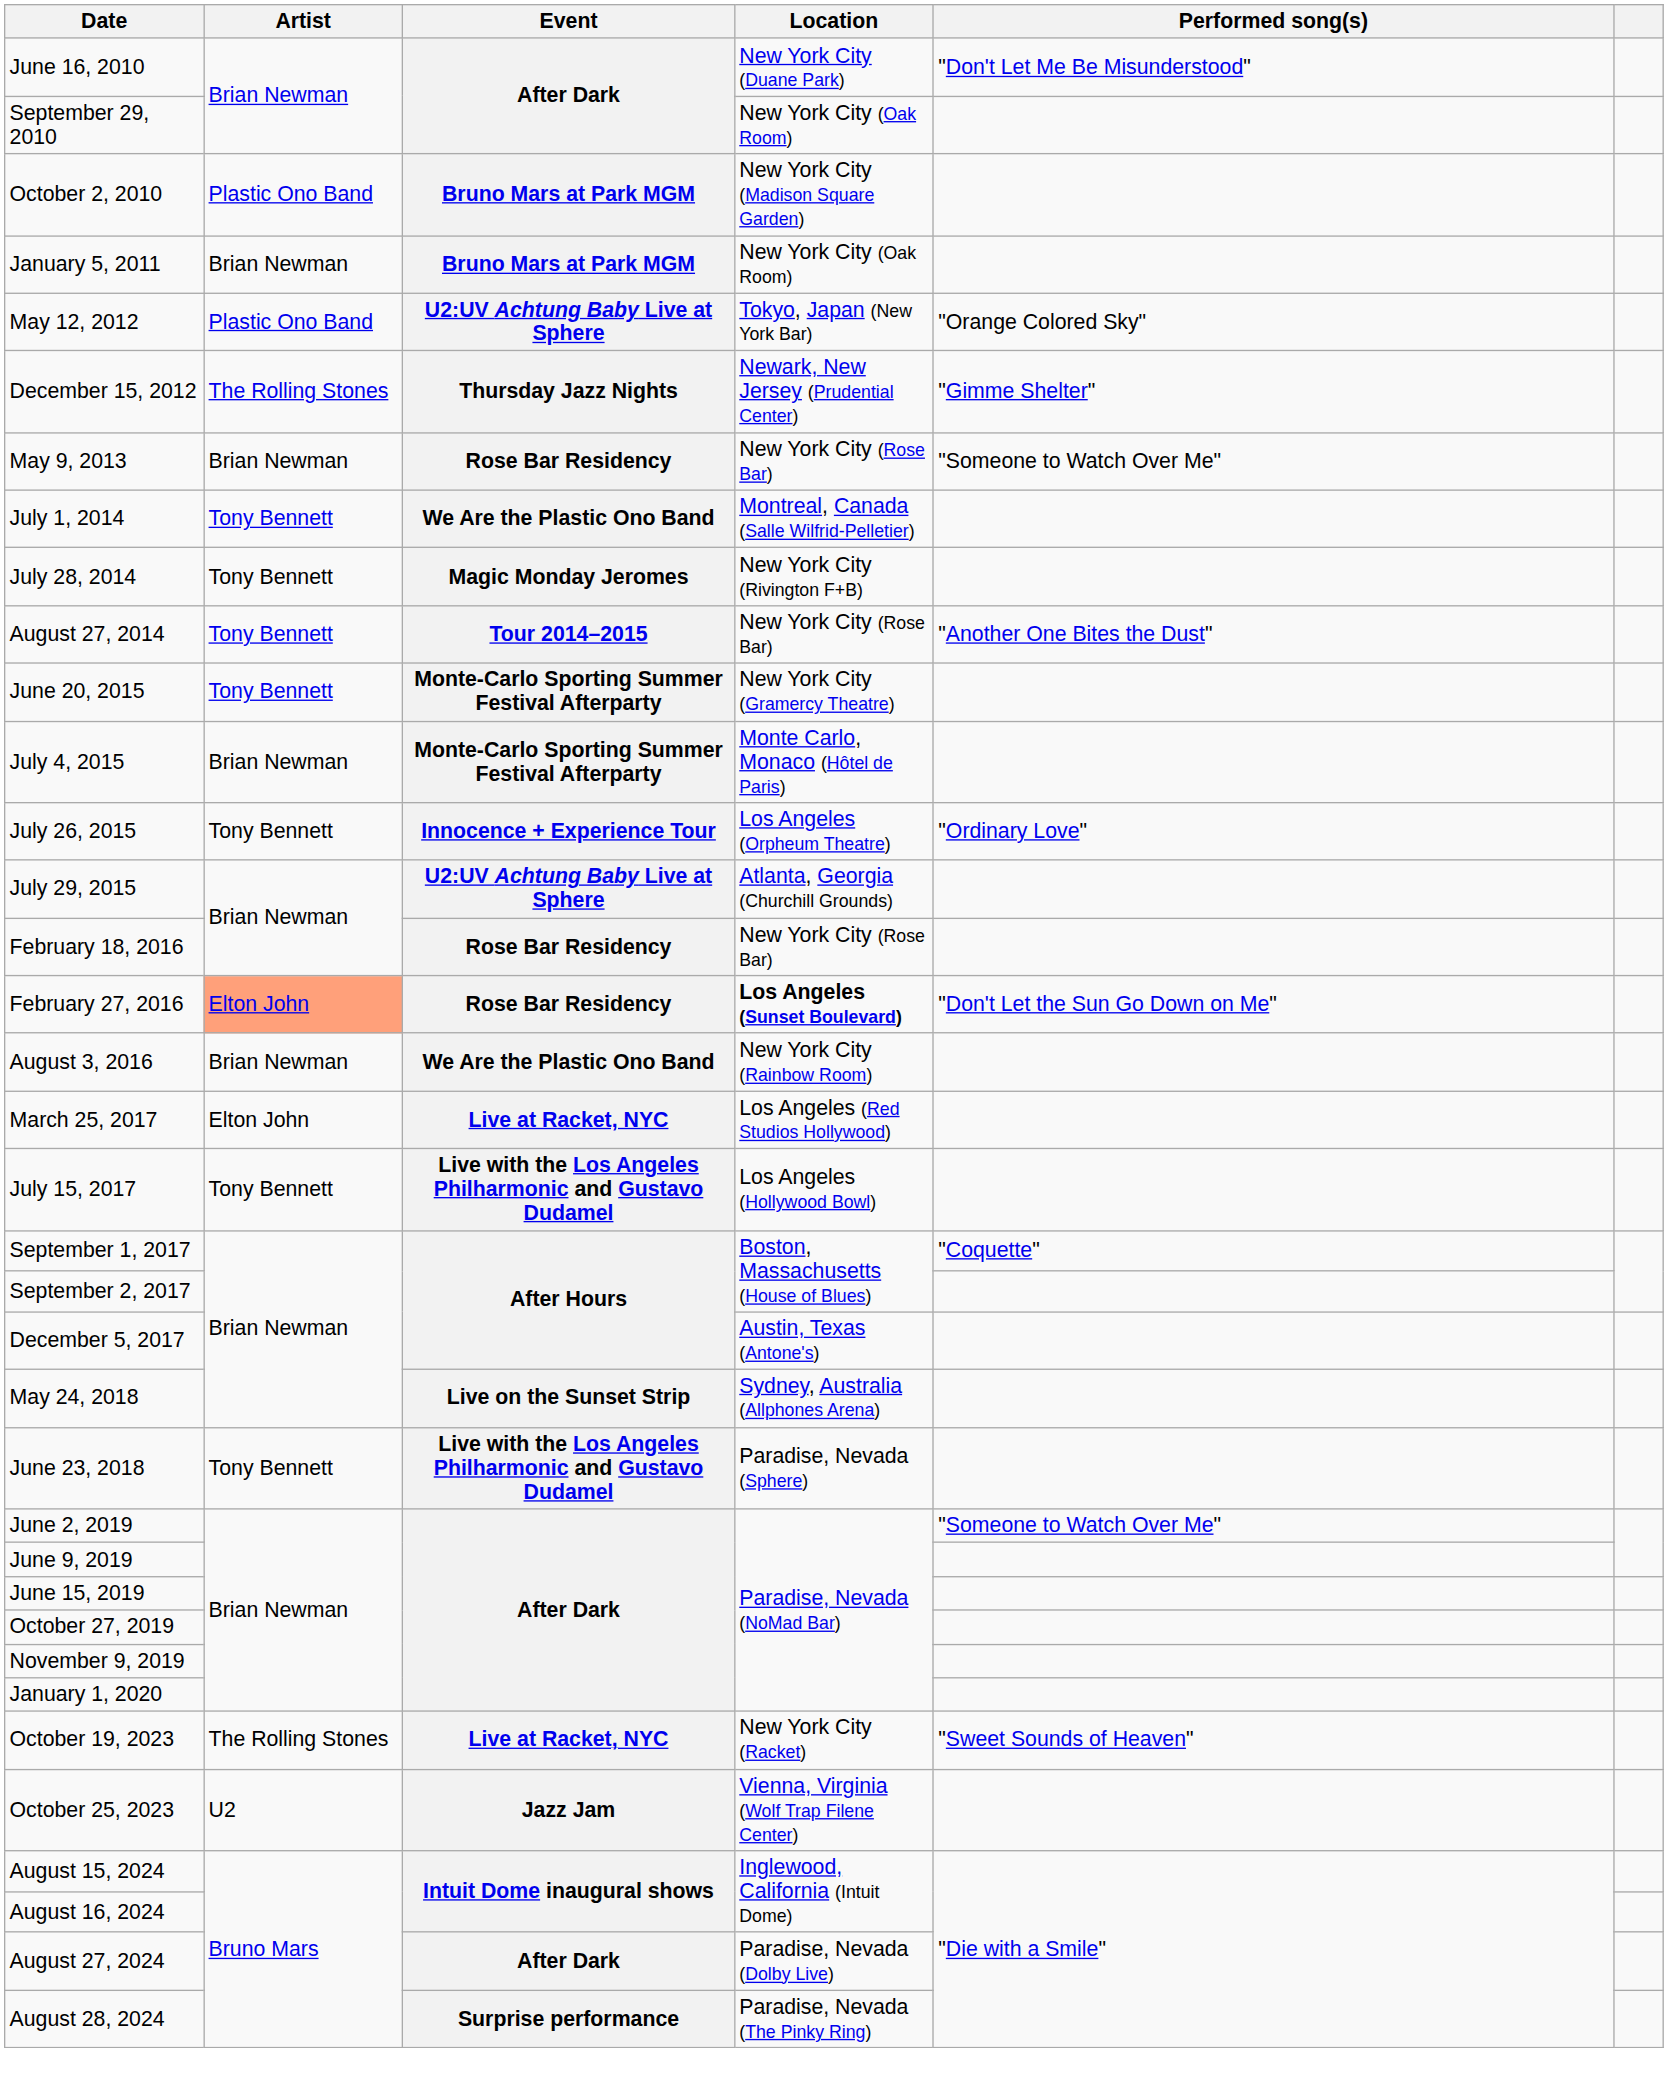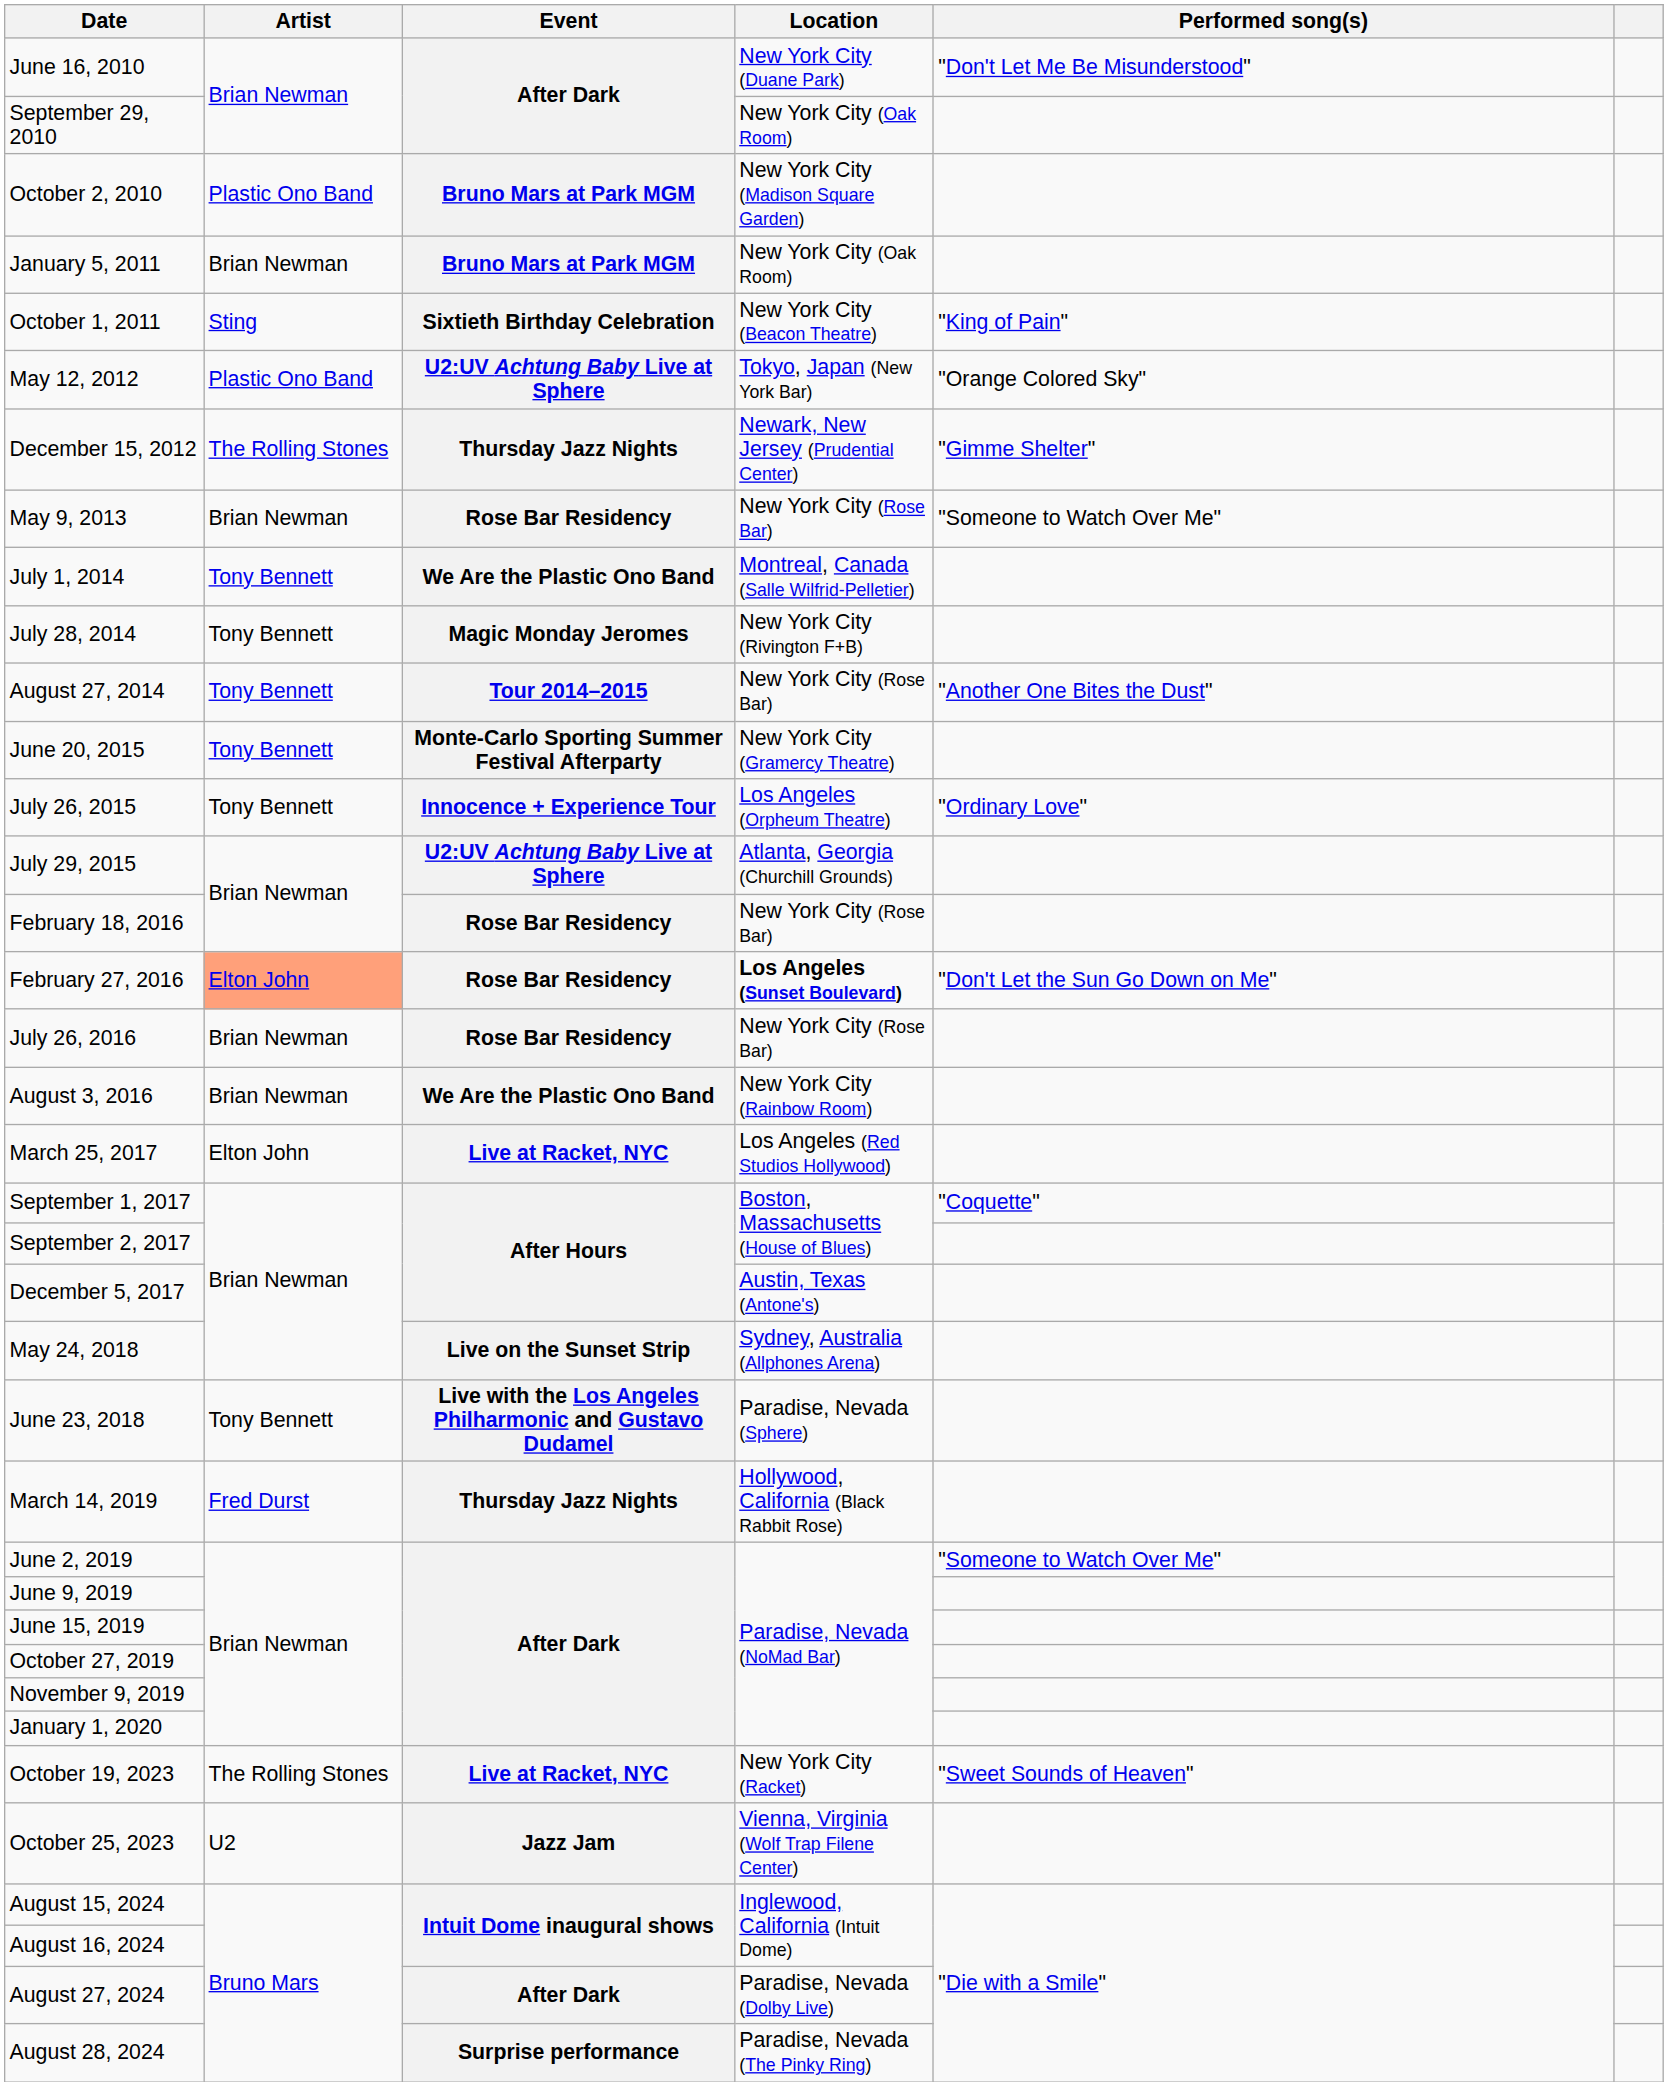+ row: (85, 321)
- row: (67, 761)
+ row: (73, 1037)
- row: (73, 1189)
+ row: (84, 1501)
